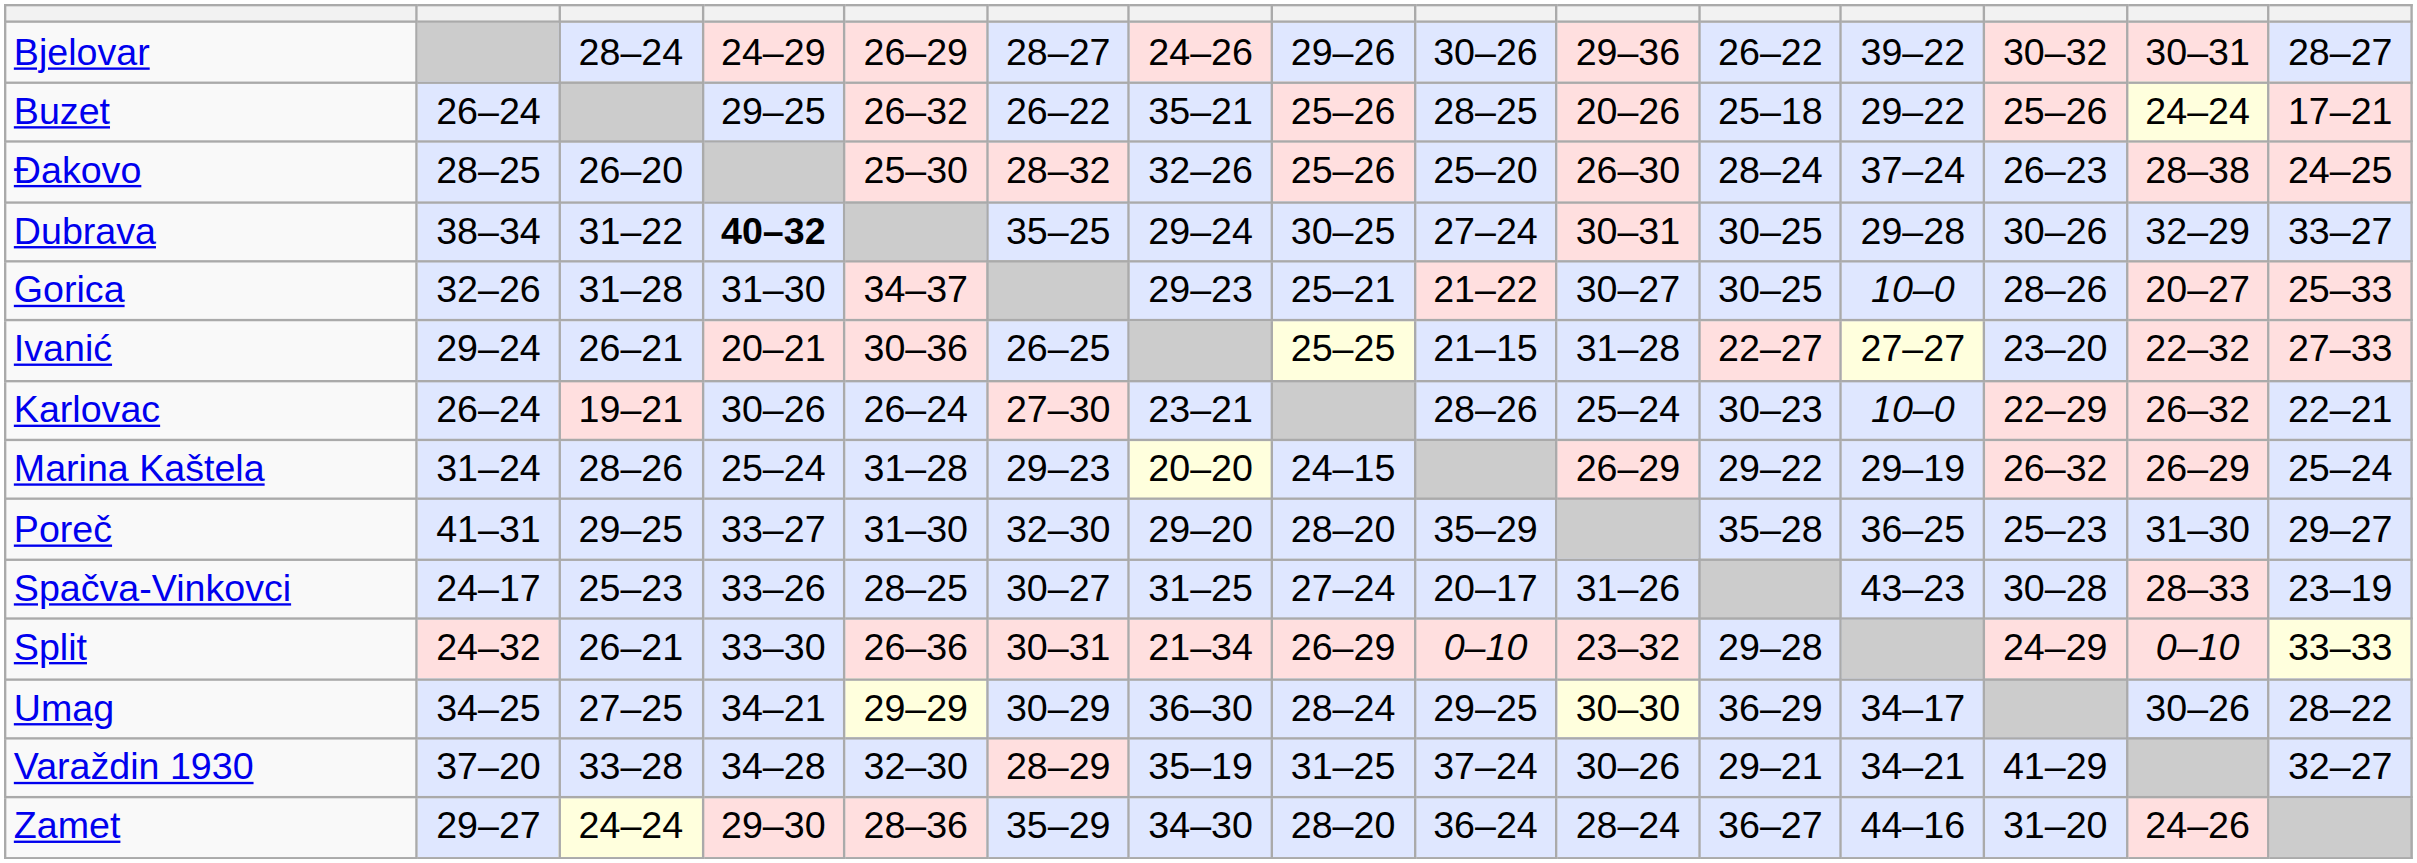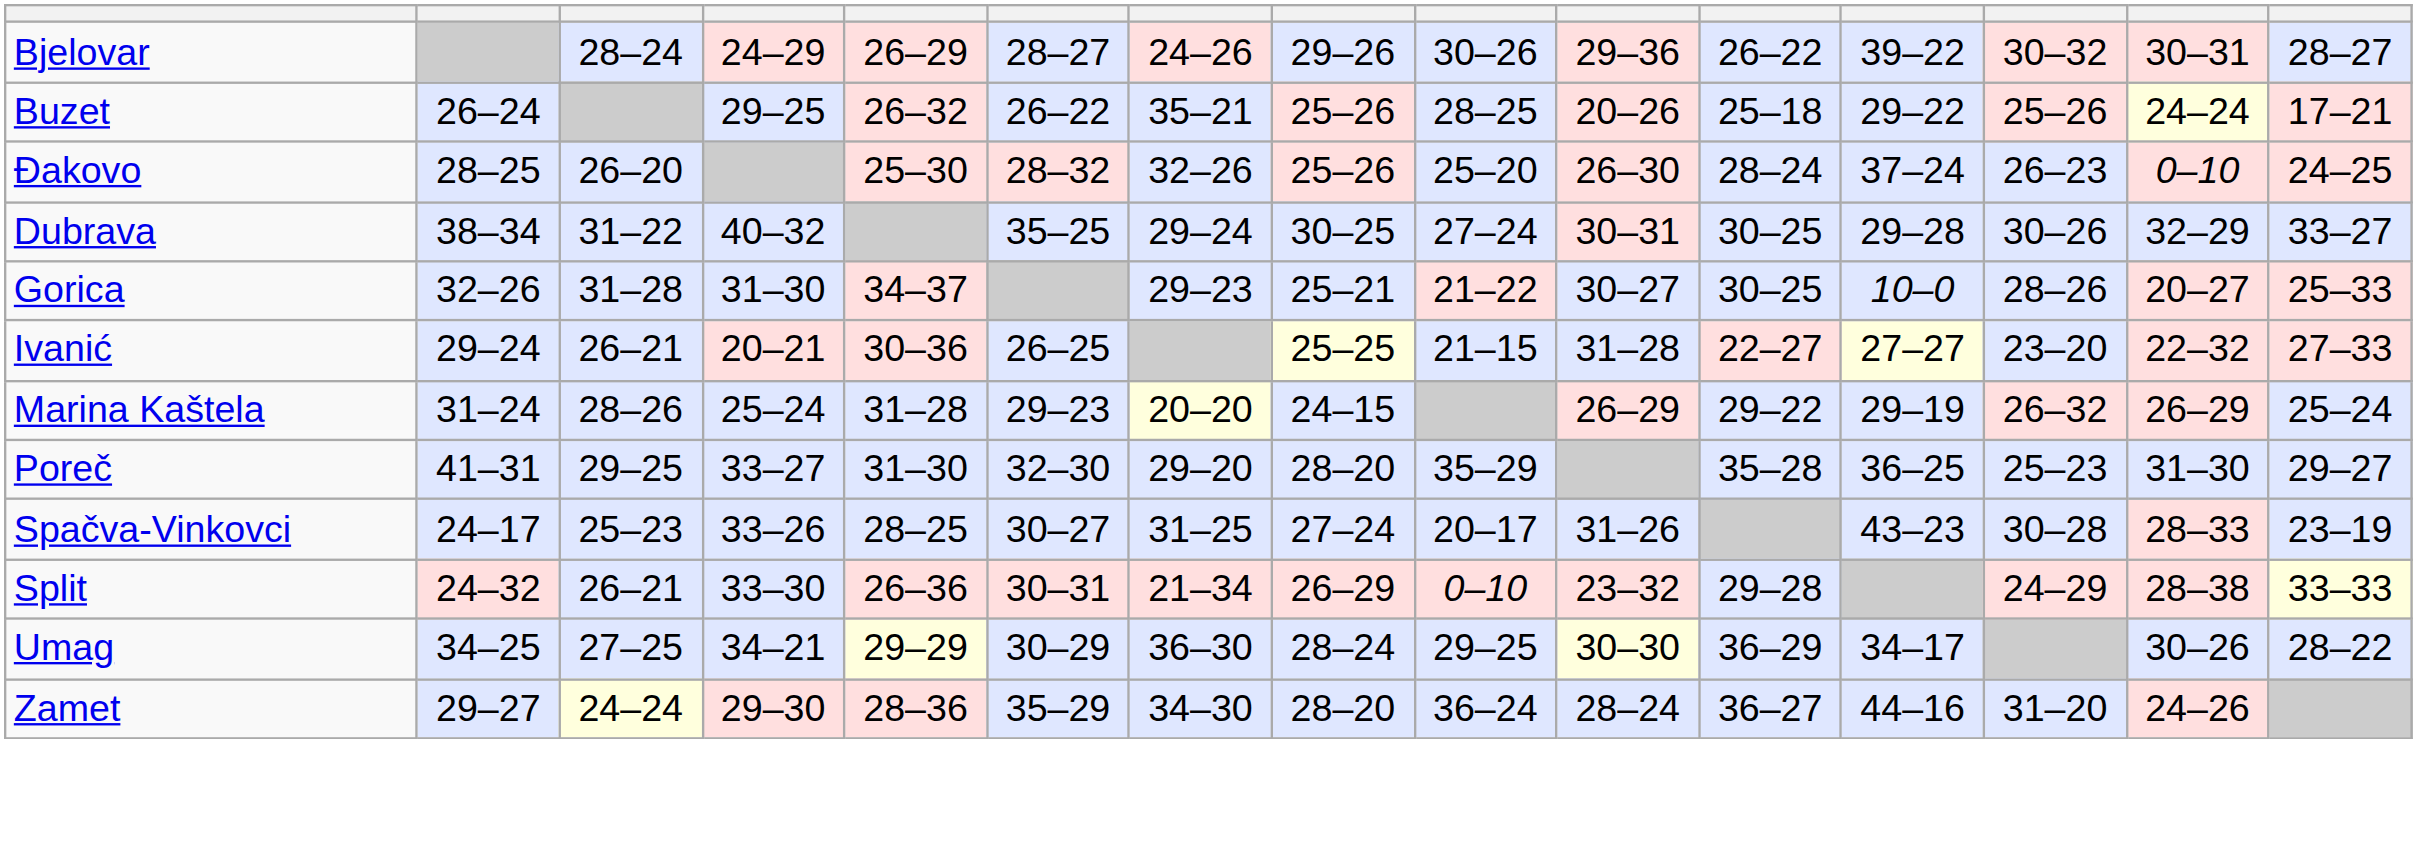(2198, 170) 28–38 -> (2197, 170) 0–10
(773, 230) bold -> (773, 230) normal
- row: (87, 409)
(2198, 647) 0–10 -> (2197, 588) 28–38
- row: (134, 767)
